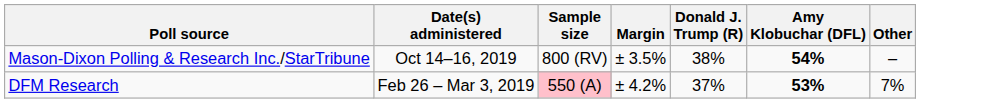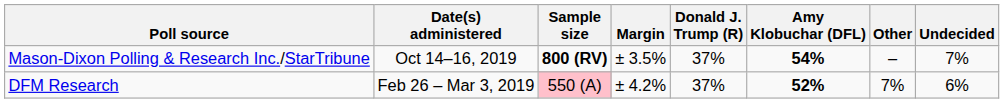+ column: (957, 34)
(575, 59) normal -> (575, 59) bold
(708, 59) 38% -> (708, 59) 37%
(808, 85) 53% -> (808, 85) 52%
